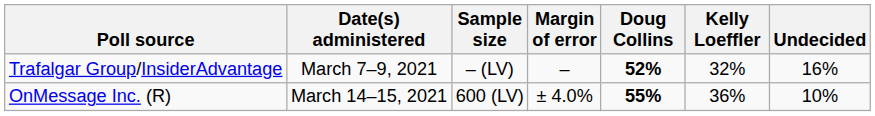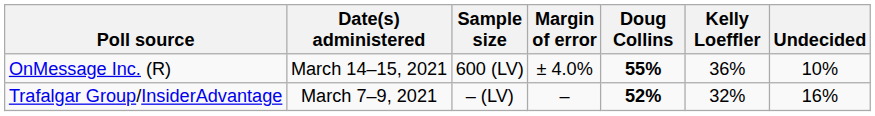rows swapped: (90, 97) <-> (146, 68)
